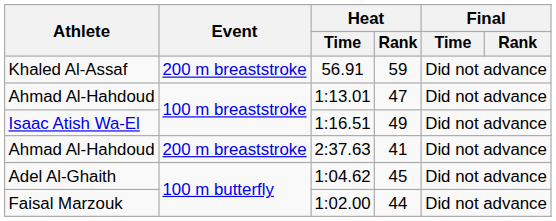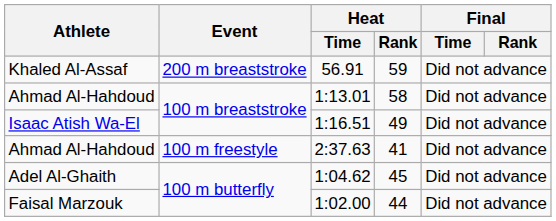(398, 97) 47 -> (398, 97) 58
(235, 150) 200 m breaststroke -> (220, 150) 100 m freestyle
